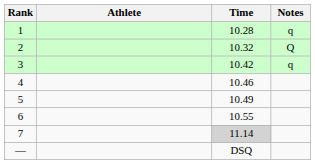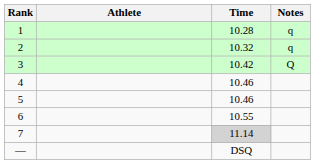(290, 47) Q -> (290, 47) q
(290, 64) q -> (290, 64) Q
(241, 99) 10.49 -> (241, 99) 10.46
